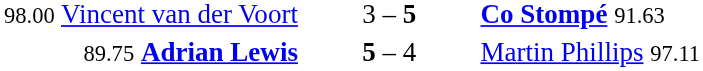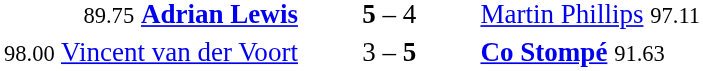rows swapped: (151, 14) <-> (191, 51)
